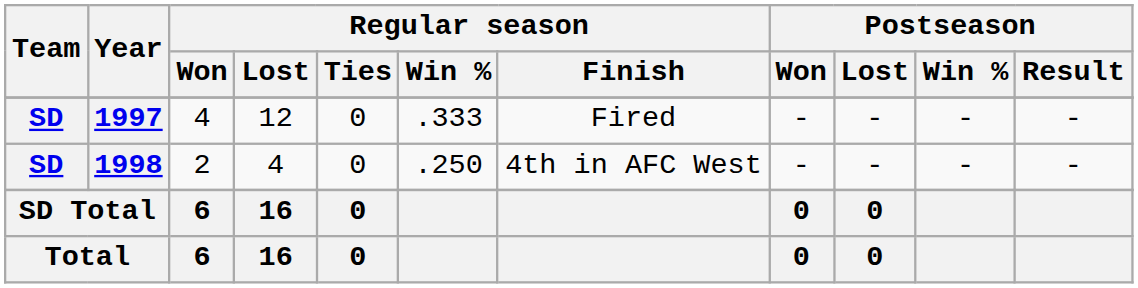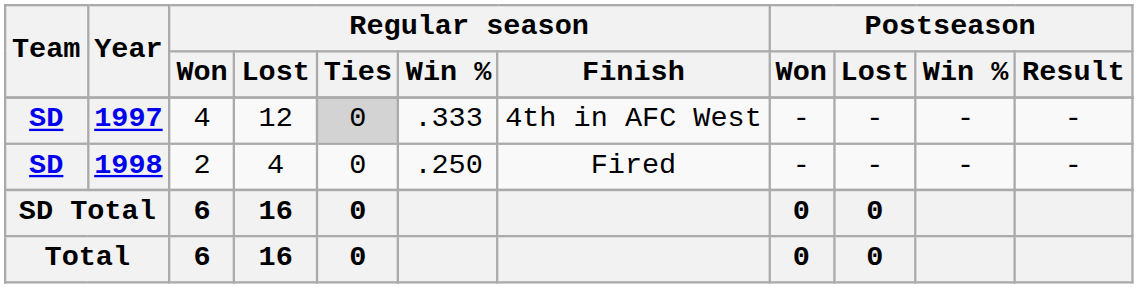(358, 121) no background -> (358, 121) lightgrey background
(633, 121) Fired -> (633, 121) 4th in AFC West
(633, 167) 4th in AFC West -> (633, 167) Fired
